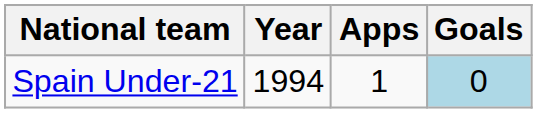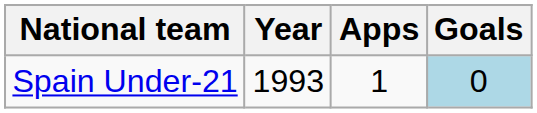(288, 81) 1994 -> (288, 81) 1993
